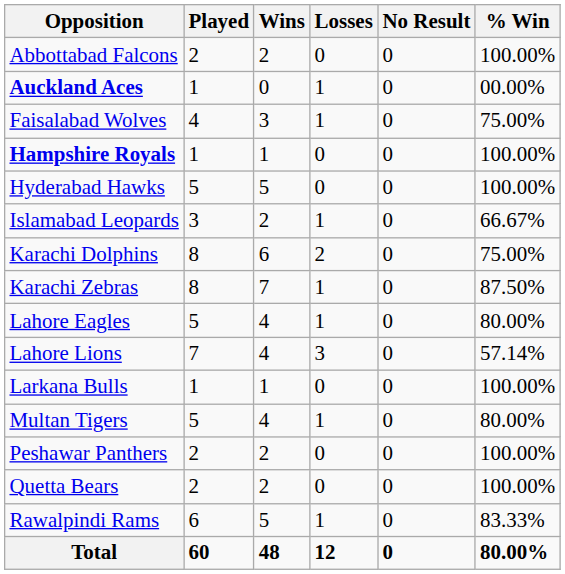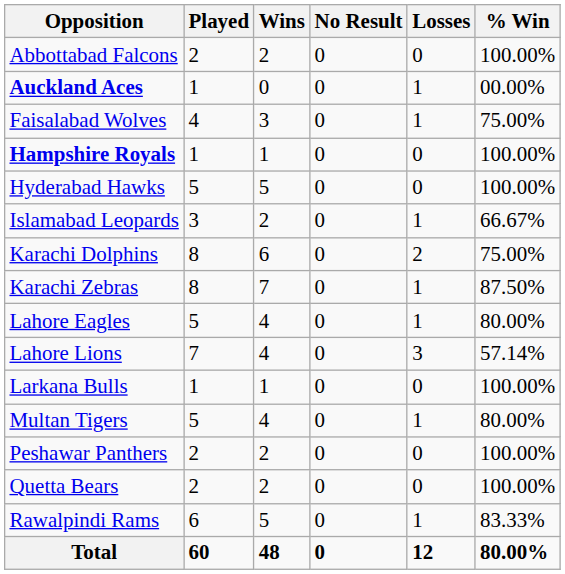columns swapped: (344, 21) <-> (426, 21)
